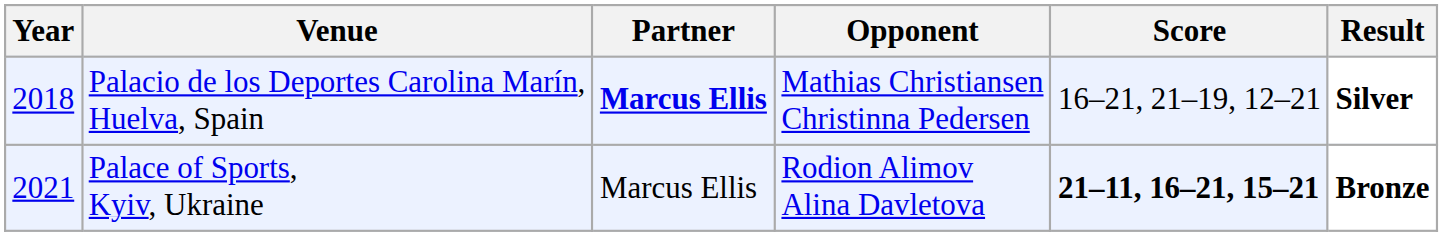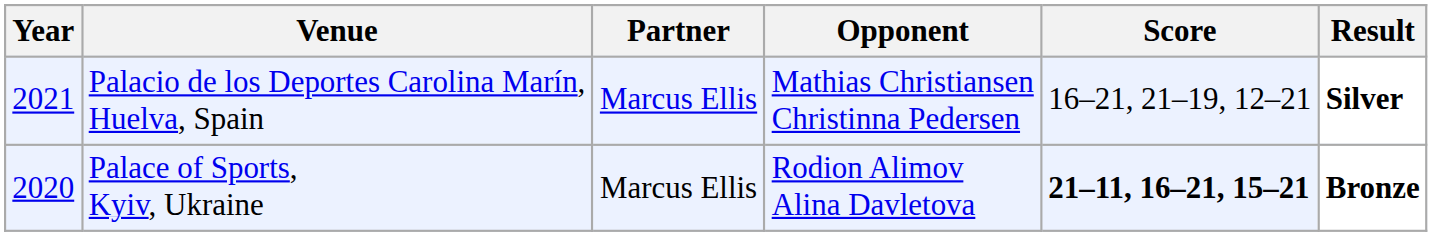(43, 99) 2018 -> (43, 99) 2021
(683, 99) bold -> (679, 99) normal
(43, 187) 2021 -> (43, 187) 2020
